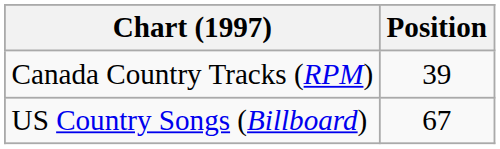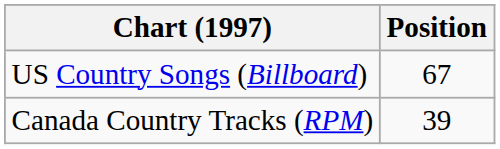rows swapped: (192, 73) <-> (189, 119)
